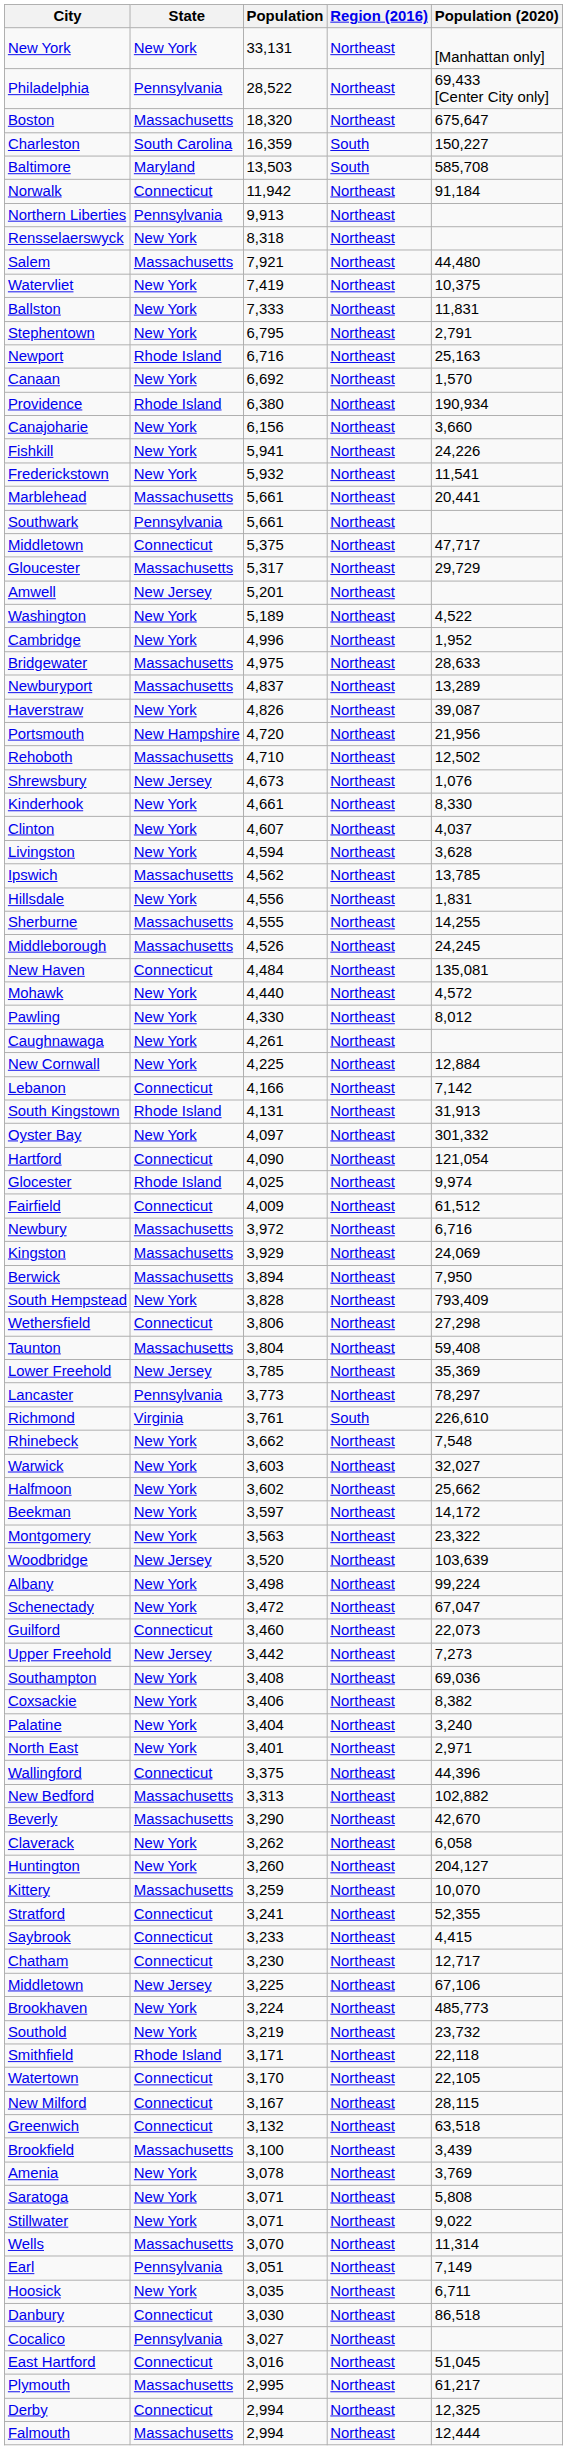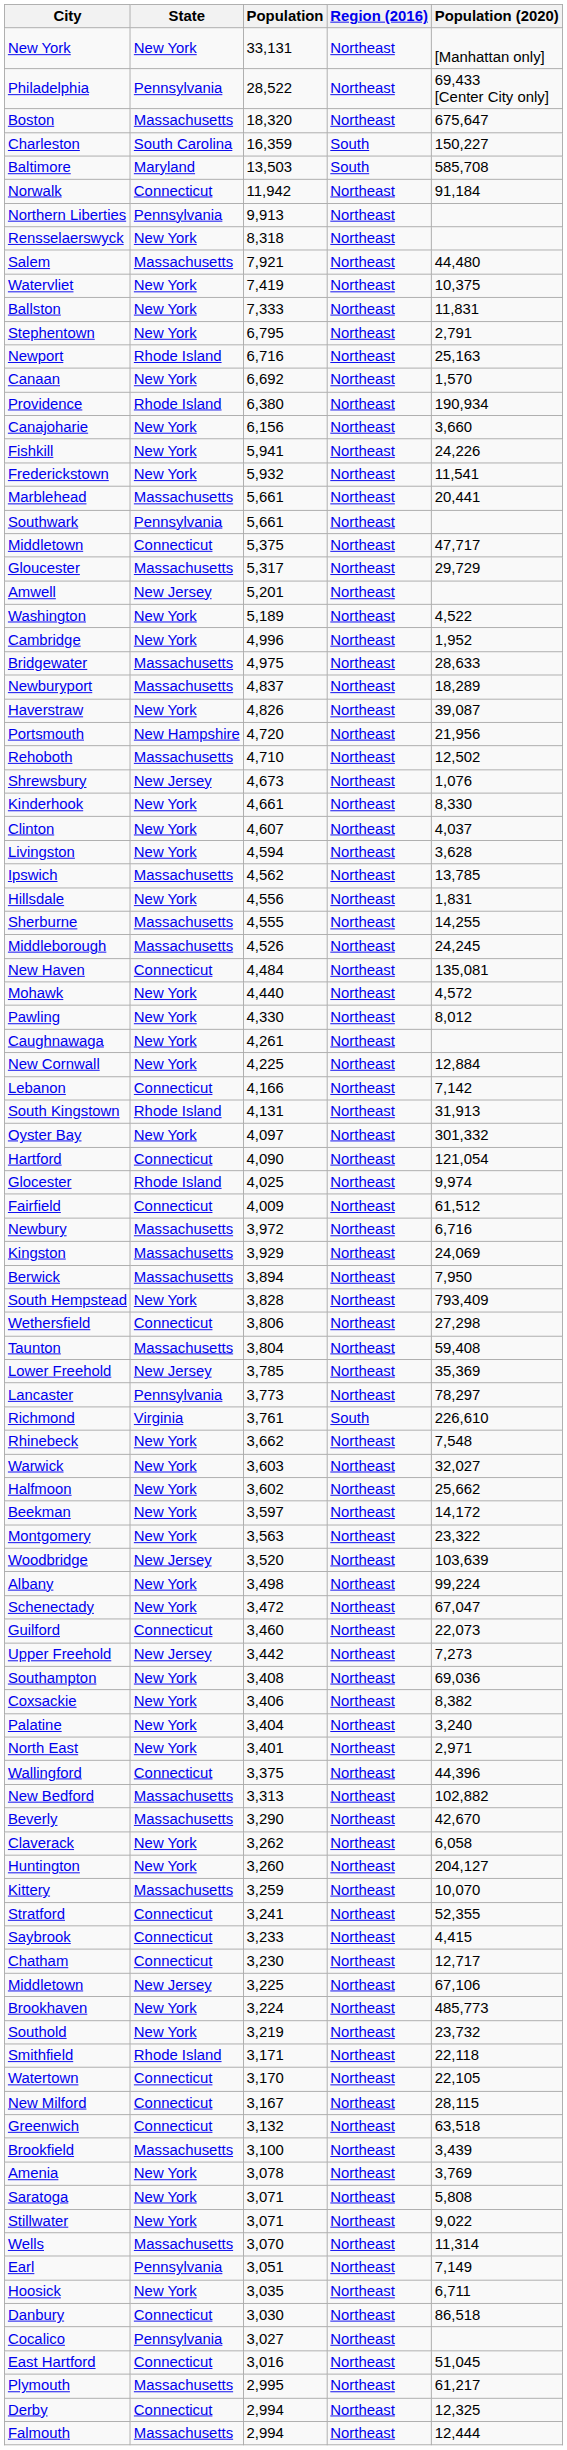(457, 686) 13,289 -> (457, 686) 18,289
